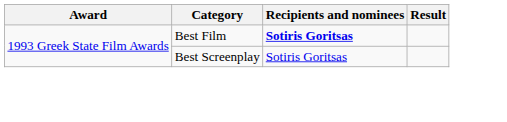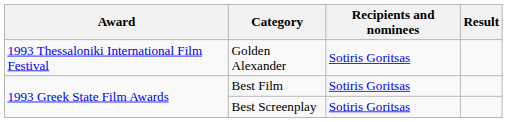+ row: (259, 57)
(309, 35) bold -> (369, 86) normal
